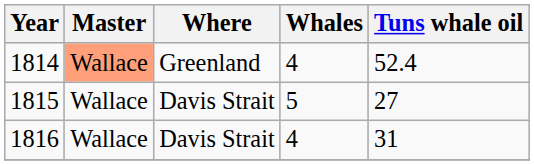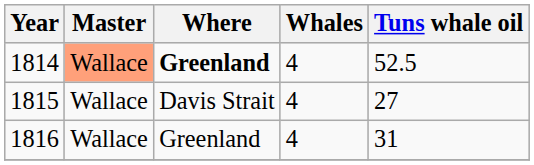(210, 62) normal -> (214, 62) bold
(395, 62) 52.4 -> (395, 62) 52.5
(292, 100) 5 -> (292, 100) 4
(217, 139) Davis Strait -> (210, 139) Greenland
